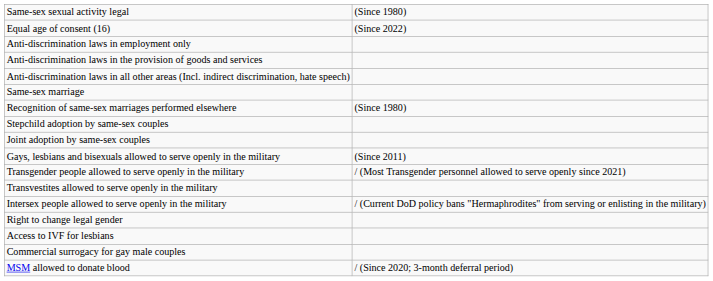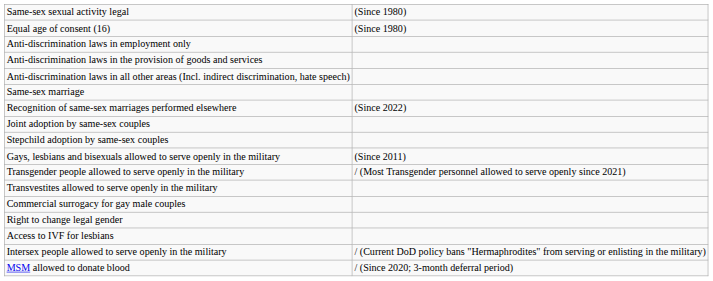(380, 28) (Since 2022) -> (380, 28) (Since 1980)
(380, 108) (Since 1980) -> (380, 108) (Since 2022)
rows swapped: (88, 124) <-> (78, 140)
rows swapped: (117, 204) <-> (96, 252)
